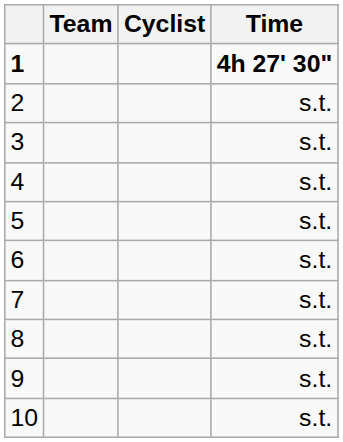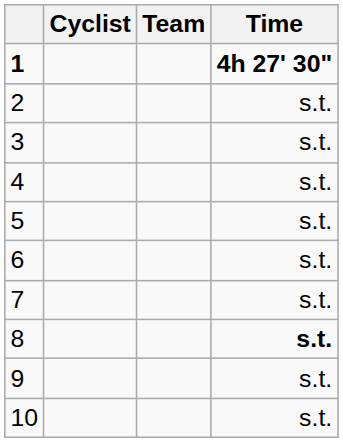columns swapped: (165, 24) <-> (81, 24)
(316, 338) normal -> (314, 338) bold
